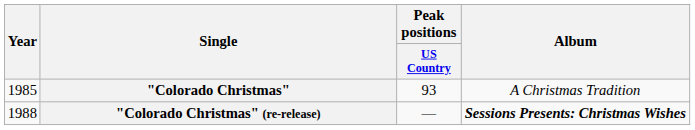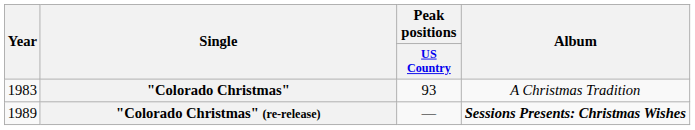(22, 90) 1985 -> (22, 90) 1983
(22, 113) 1988 -> (22, 113) 1989
